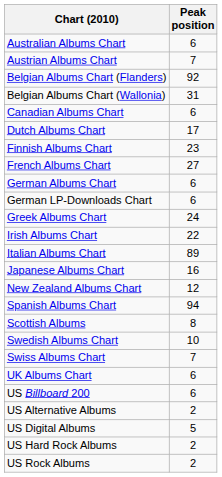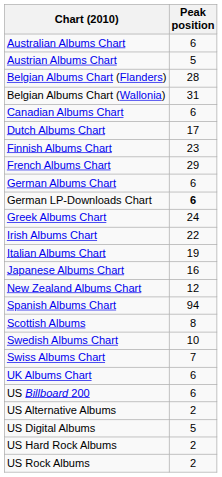(193, 60) 7 -> (193, 60) 5
(193, 78) 92 -> (193, 78) 28
(193, 165) 27 -> (193, 165) 29
(193, 200) normal -> (193, 200) bold
(193, 253) 89 -> (193, 253) 19
